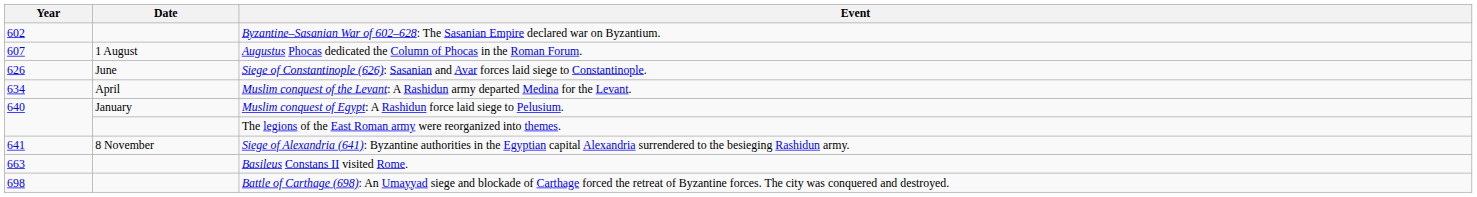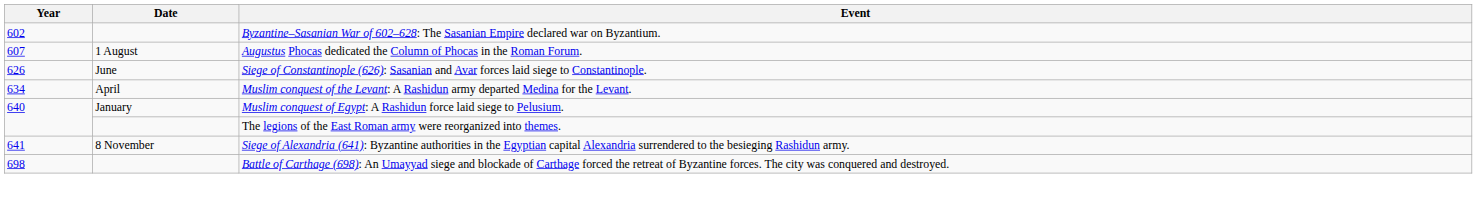- row: (325, 164)
